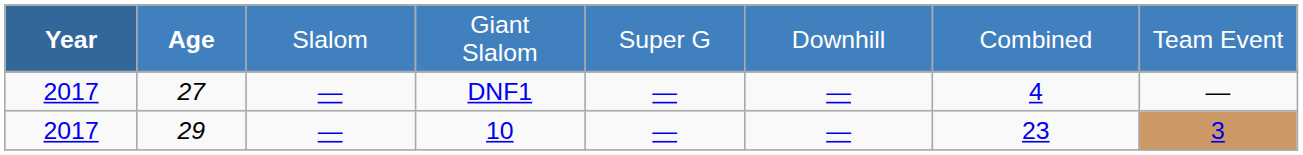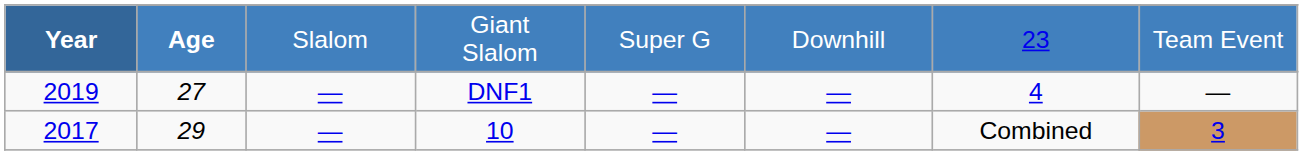(1036, 38) Combined -> (1036, 38) 23
(71, 92) 2017 -> (71, 92) 2019
(1036, 131) 23 -> (1036, 131) Combined
